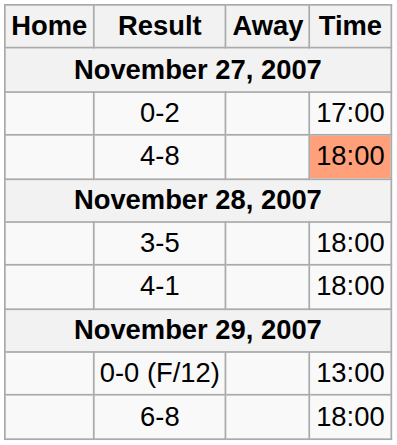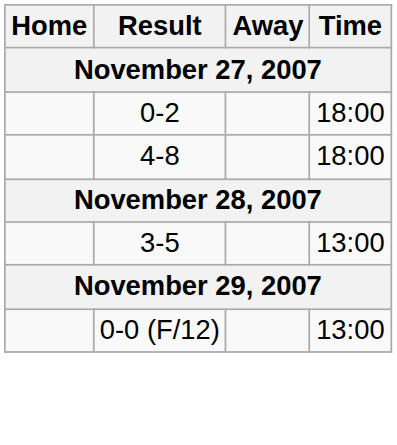(350, 112) 17:00 -> (350, 112) 18:00
(350, 156) lightsalmon background -> (350, 156) no background
(350, 243) 18:00 -> (350, 243) 13:00
- row: (160, 286)
- row: (160, 416)
